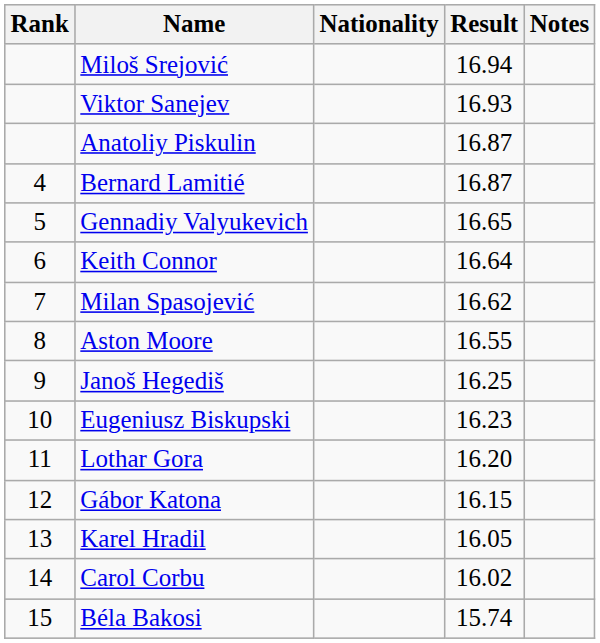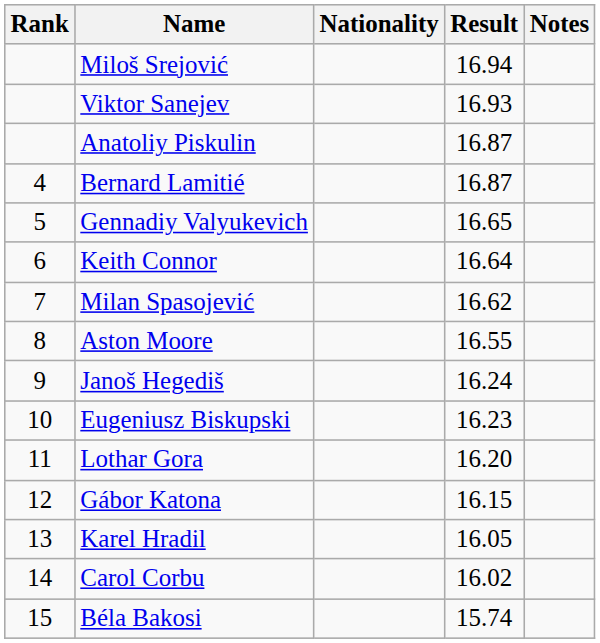(484, 380) 16.25 -> (484, 380) 16.24
